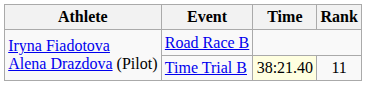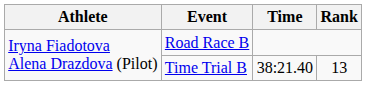(285, 67) lightyellow background -> (285, 67) no background
(339, 67) 11 -> (339, 67) 13
